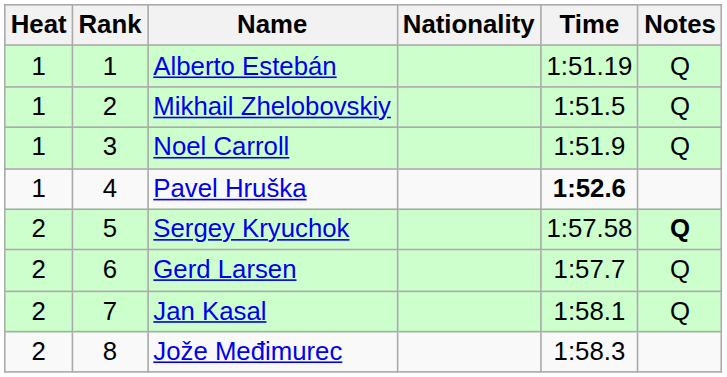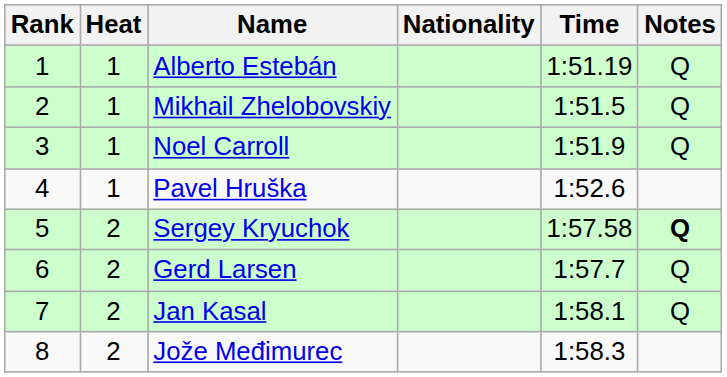columns swapped: (110, 24) <-> (39, 24)
(589, 188) bold -> (589, 188) normal
